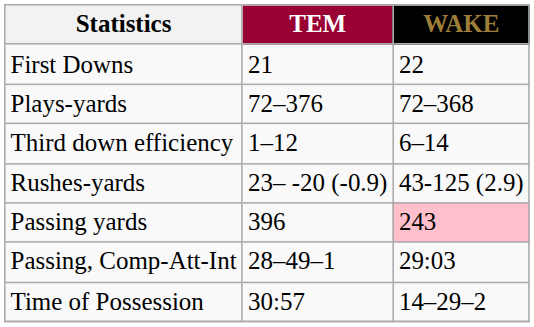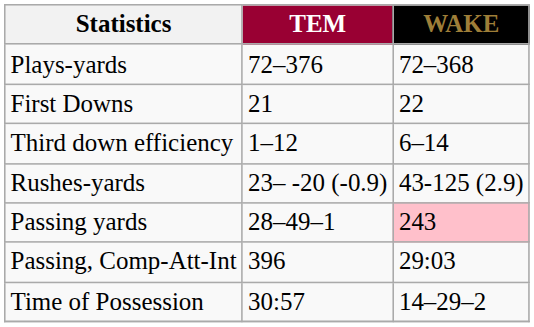rows swapped: (72, 63) <-> (69, 103)
(267, 222) 396 -> (292, 222) 28–49–1
(292, 261) 28–49–1 -> (267, 261) 396
